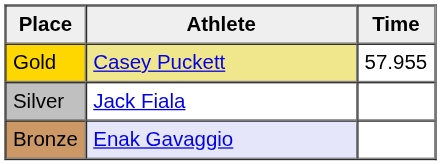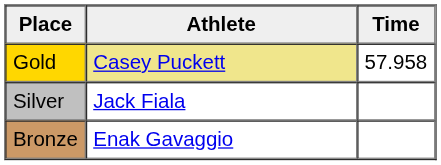(396, 62) 57.955 -> (396, 62) 57.958
(163, 139) lavender background -> (163, 139) no background
